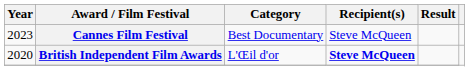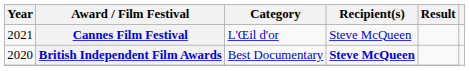(20, 34) 2023 -> (20, 34) 2021
(275, 34) Best Documentary -> (253, 34) L'Œil d'or
(253, 55) L'Œil d'or -> (275, 55) Best Documentary
